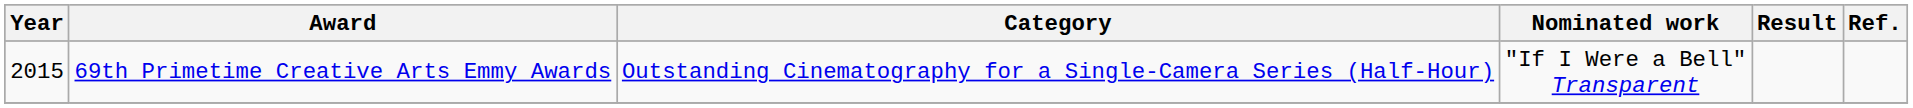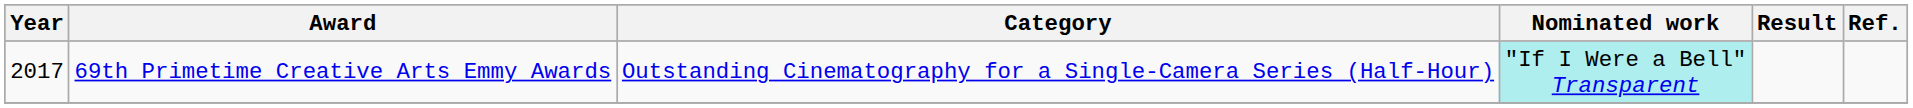(37, 72) 2015 -> (37, 72) 2017
(1626, 72) no background -> (1626, 72) paleturquoise background
